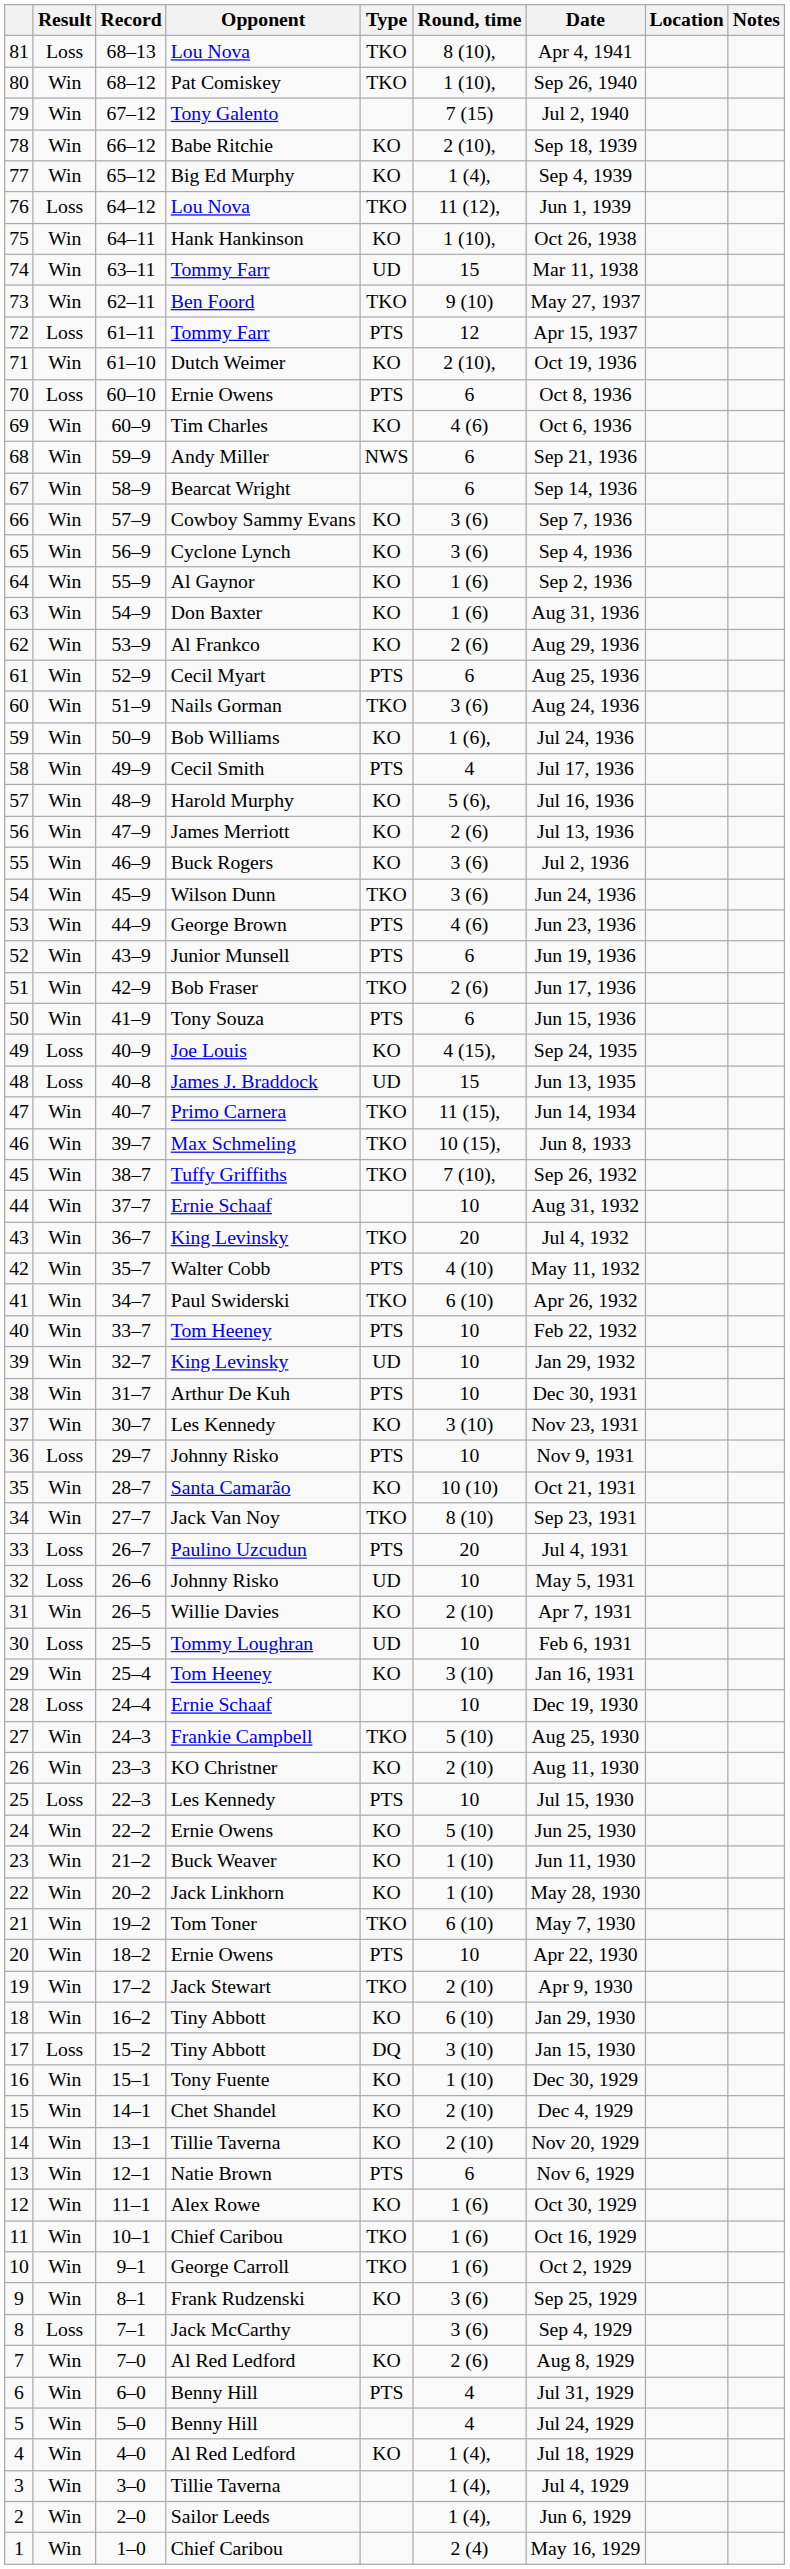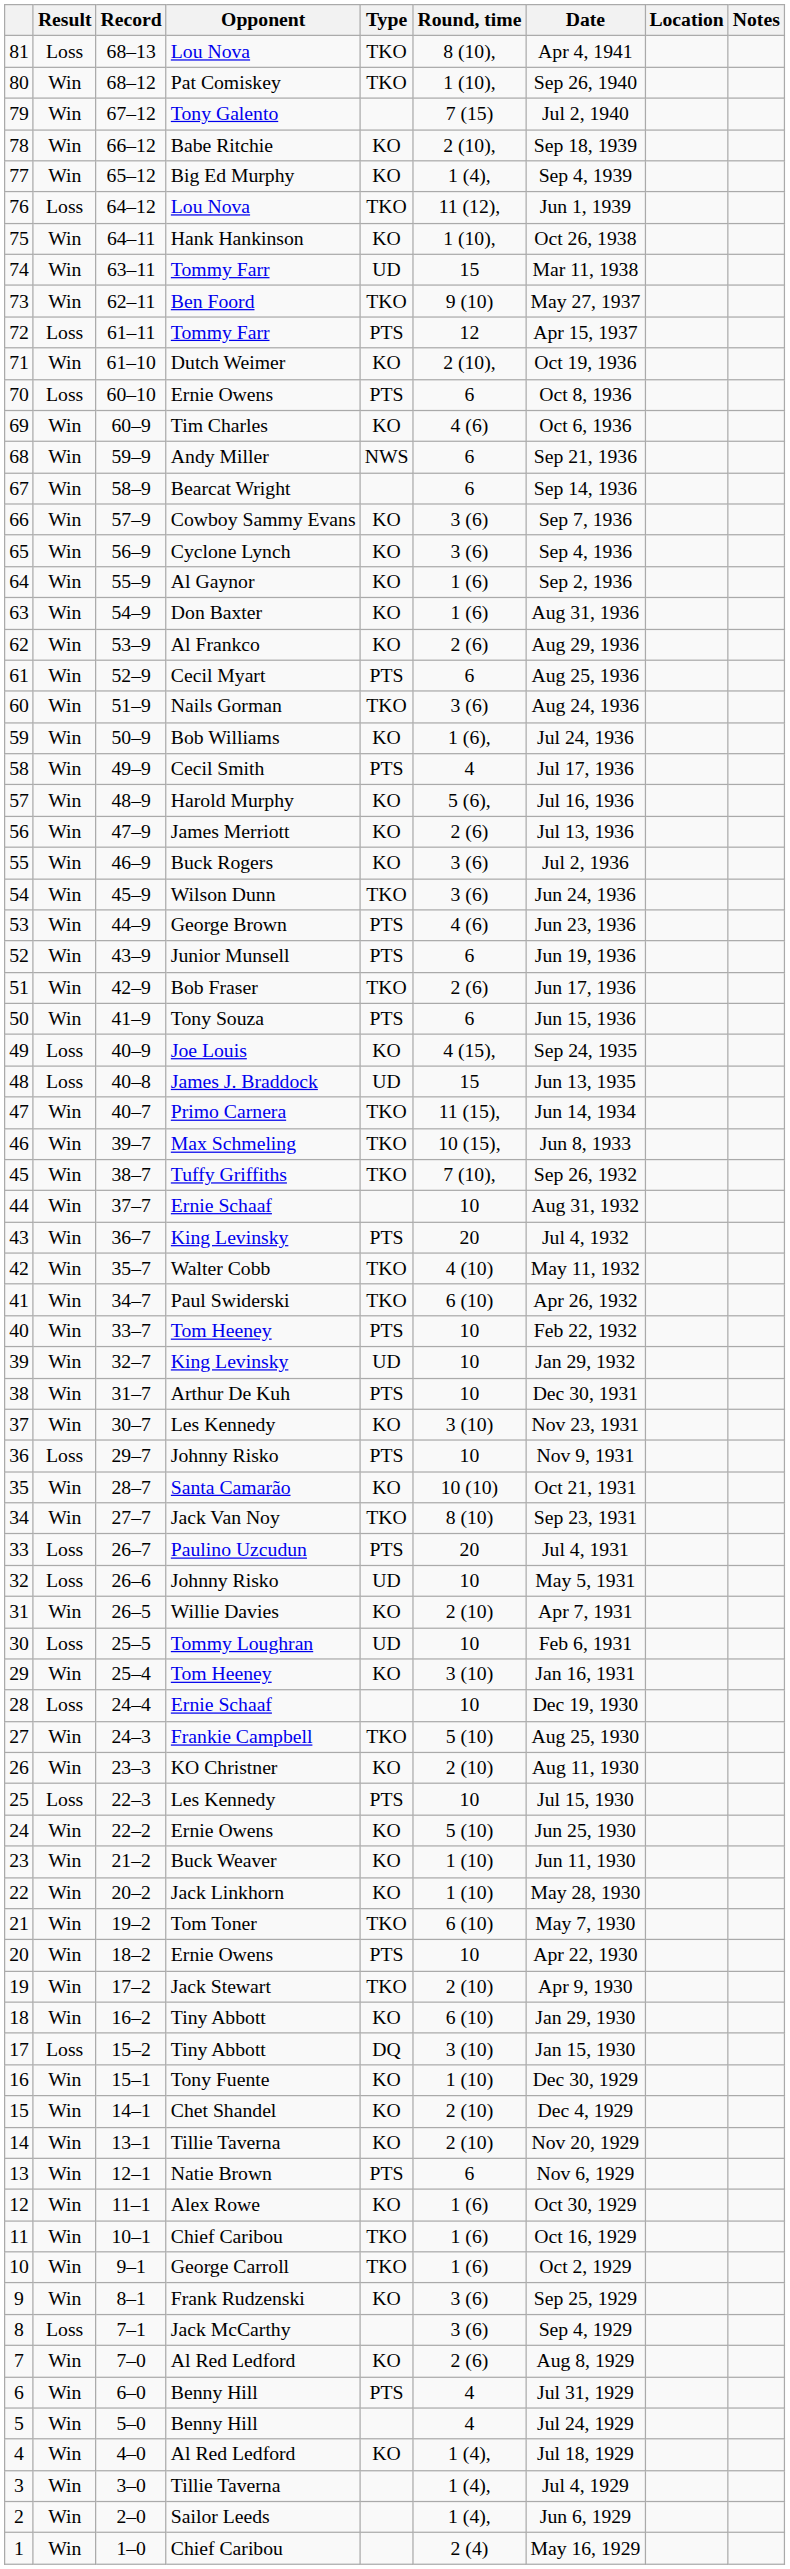(387, 1237) TKO -> (387, 1237) PTS
(387, 1268) PTS -> (387, 1268) TKO
